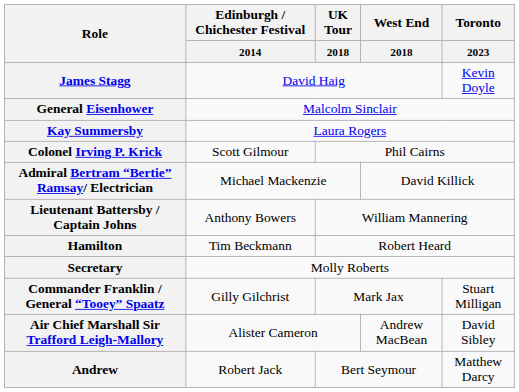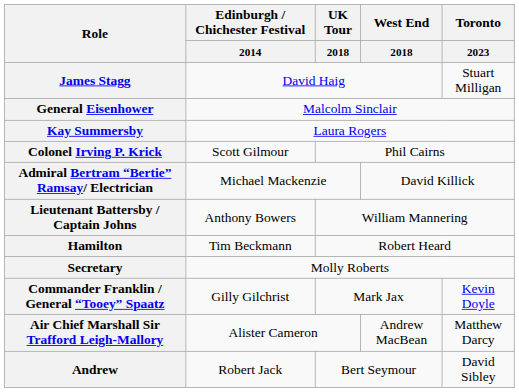(478, 80) Kevin Doyle -> (478, 80) Stuart Milligan
(478, 296) Stuart Milligan -> (478, 296) Kevin Doyle
(478, 332) David Sibley -> (478, 332) Matthew Darcy
(478, 369) Matthew Darcy -> (478, 369) David Sibley
